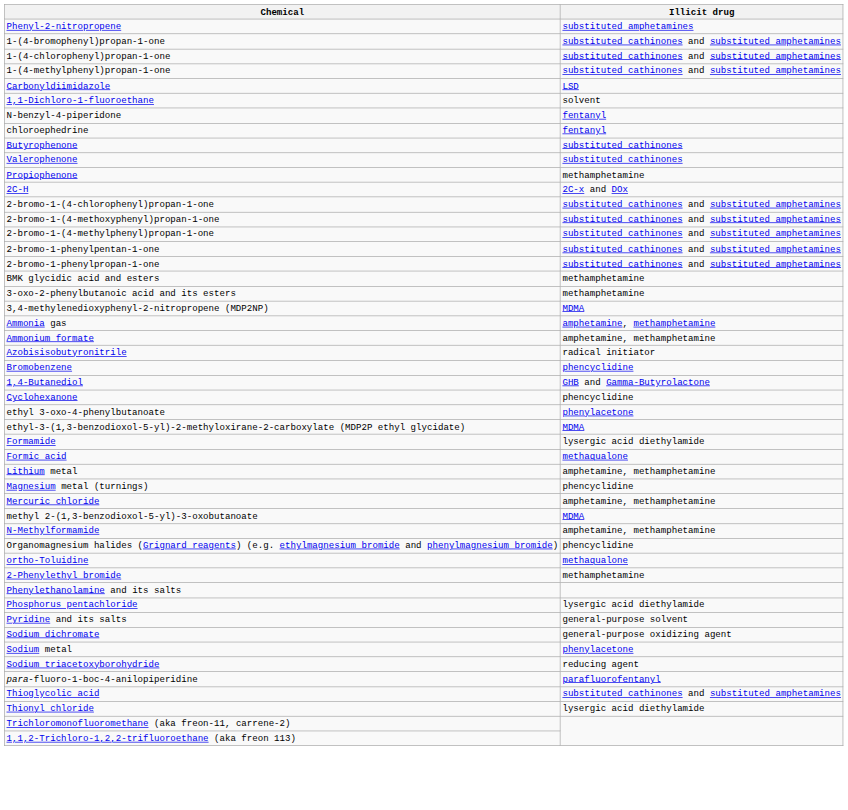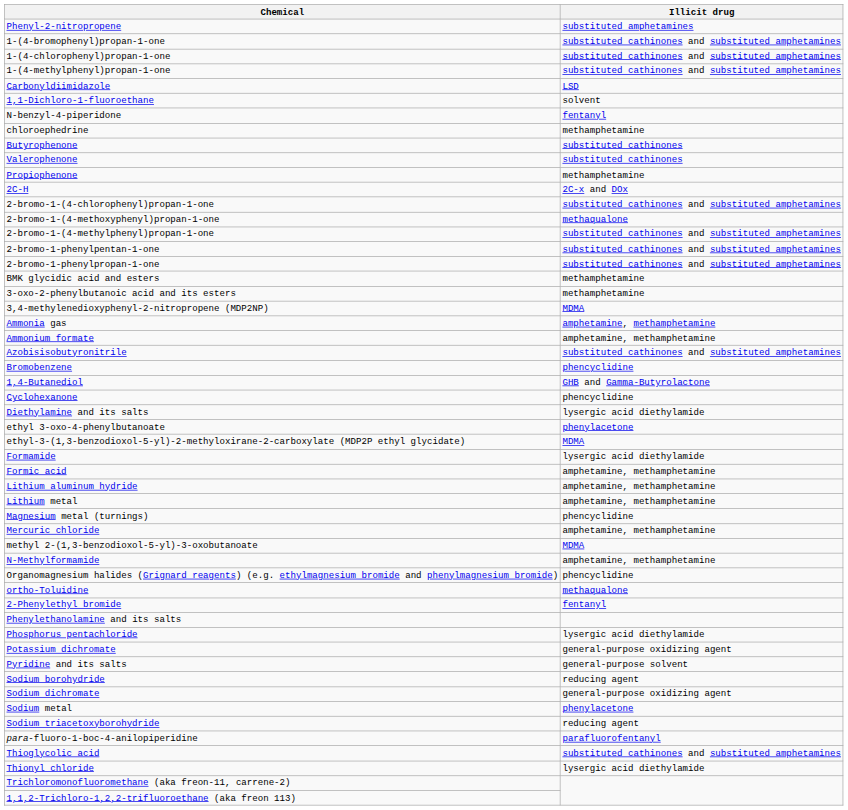(584, 130) fentanyl -> (603, 130) methamphetamine
(702, 219) substituted cathinones and substituted amphetamines -> (595, 219) methaqualone
(609, 353) radical initiator -> (702, 353) substituted cathinones and substituted amphetamines
+ row: (78, 412)
(595, 457) methaqualone -> (639, 472) amphetamine, methamphetamine
+ row: (72, 486)
(603, 575) methamphetamine -> (584, 605) fentanyl
+ row: (61, 650)
+ row: (56, 679)
